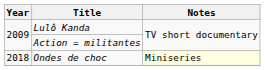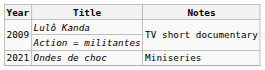(18, 58) 2018 -> (18, 58) 2021
(173, 58) lightyellow background -> (173, 58) no background
